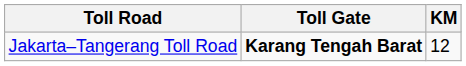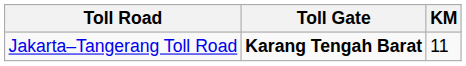(440, 46) 12 -> (439, 46) 11
